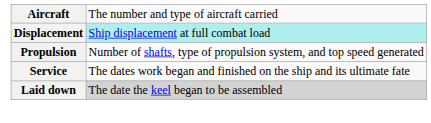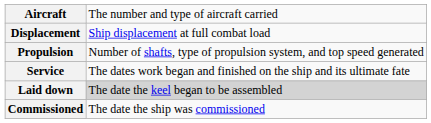(179, 33) paleturquoise background -> (179, 33) no background
+ row: (45, 109)
